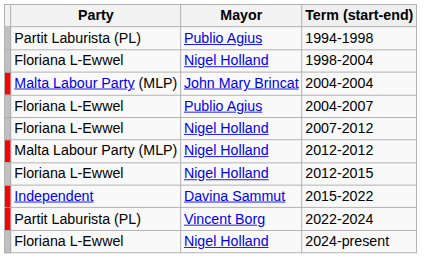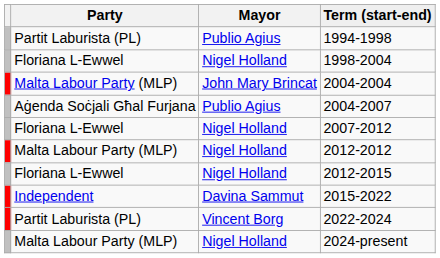(69, 106) Floriana L-Ewwel -> (105, 106) Aġenda Soċjali Għal Furjana
(69, 241) Floriana L-Ewwel -> (96, 241) Malta Labour Party (MLP)
